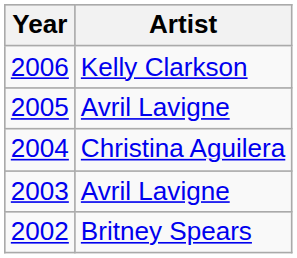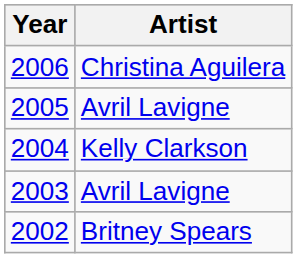(164, 66) Kelly Clarkson -> (183, 66) Christina Aguilera
(183, 149) Christina Aguilera -> (164, 149) Kelly Clarkson
